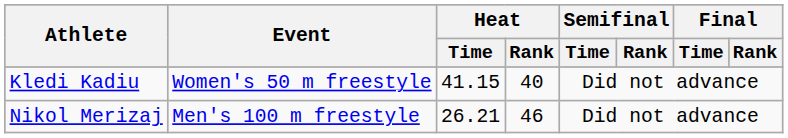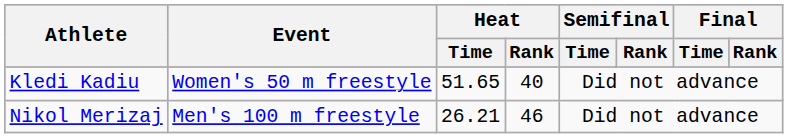(471, 83) 41.15 -> (471, 83) 51.65
